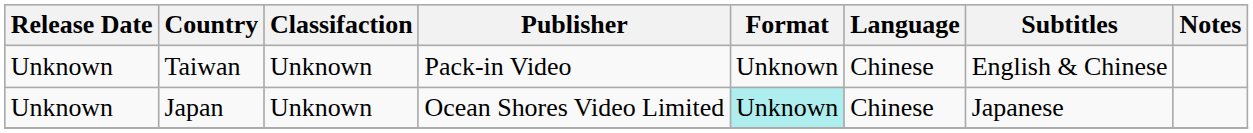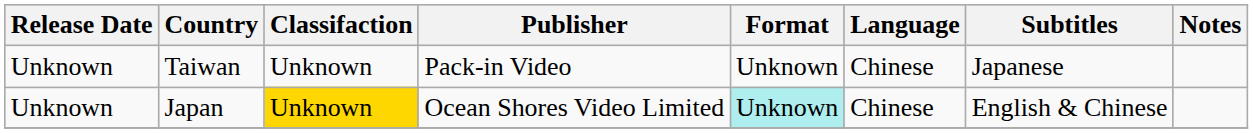(1070, 66) English & Chinese -> (1018, 66) Japanese
(321, 107) no background -> (321, 107) gold background
(1018, 107) Japanese -> (1070, 107) English & Chinese
